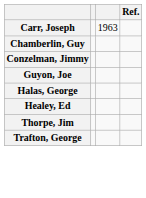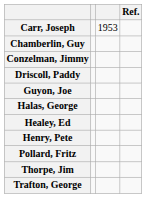(108, 28) 1963 -> (108, 28) 1953
+ row: (48, 75)
+ row: (48, 138)
+ row: (48, 153)
